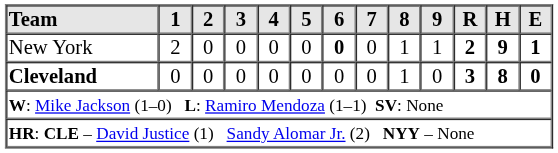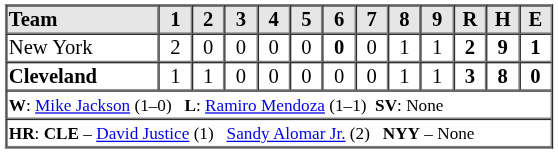(175, 76) 0 -> (175, 76) 1
(208, 76) 0 -> (208, 76) 1
(437, 76) 0 -> (437, 76) 1
